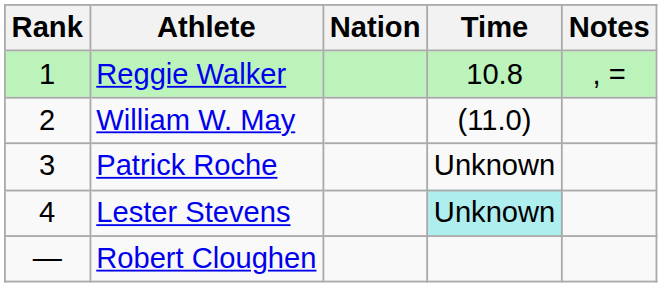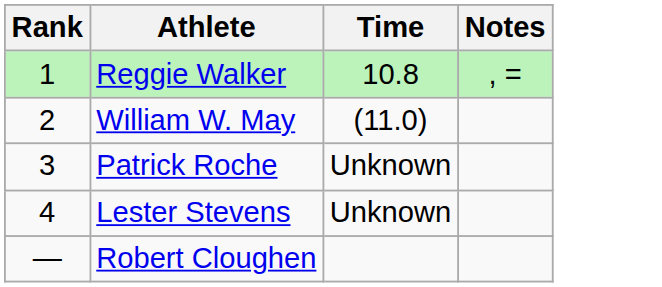- column: (375, 27)
(495, 212) paleturquoise background -> (391, 212) no background
